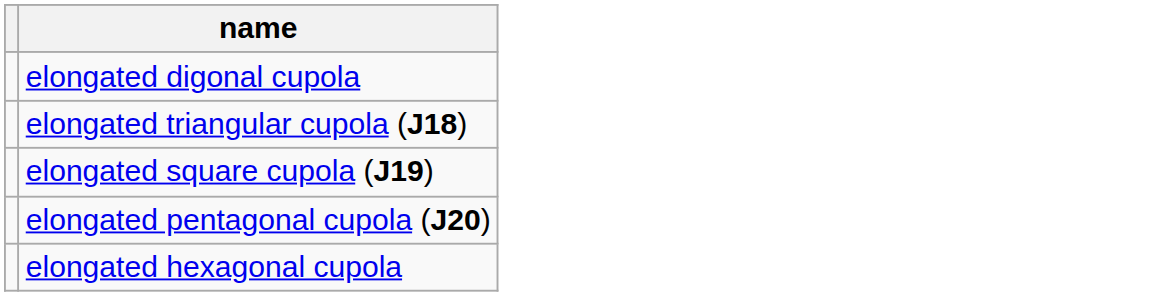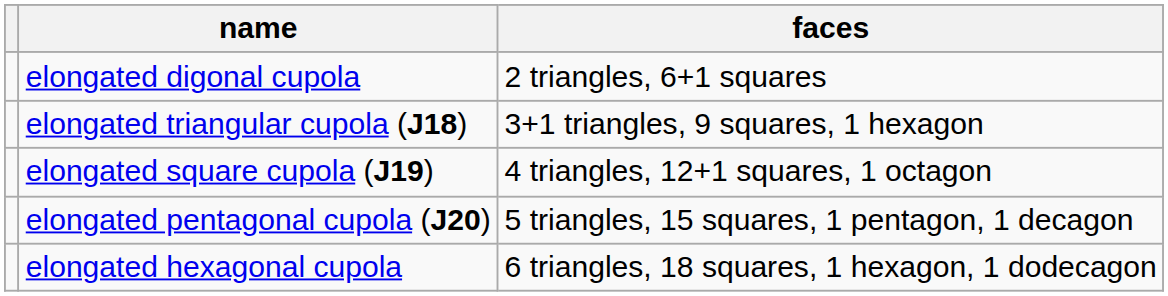+ column: (831, 28)
